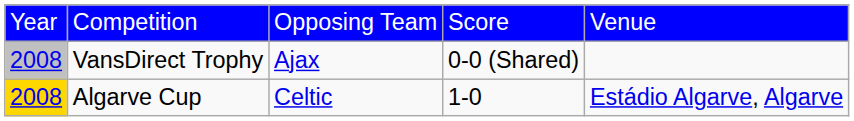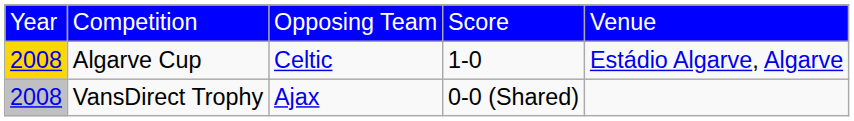rows swapped: (137, 97) <-> (168, 60)
